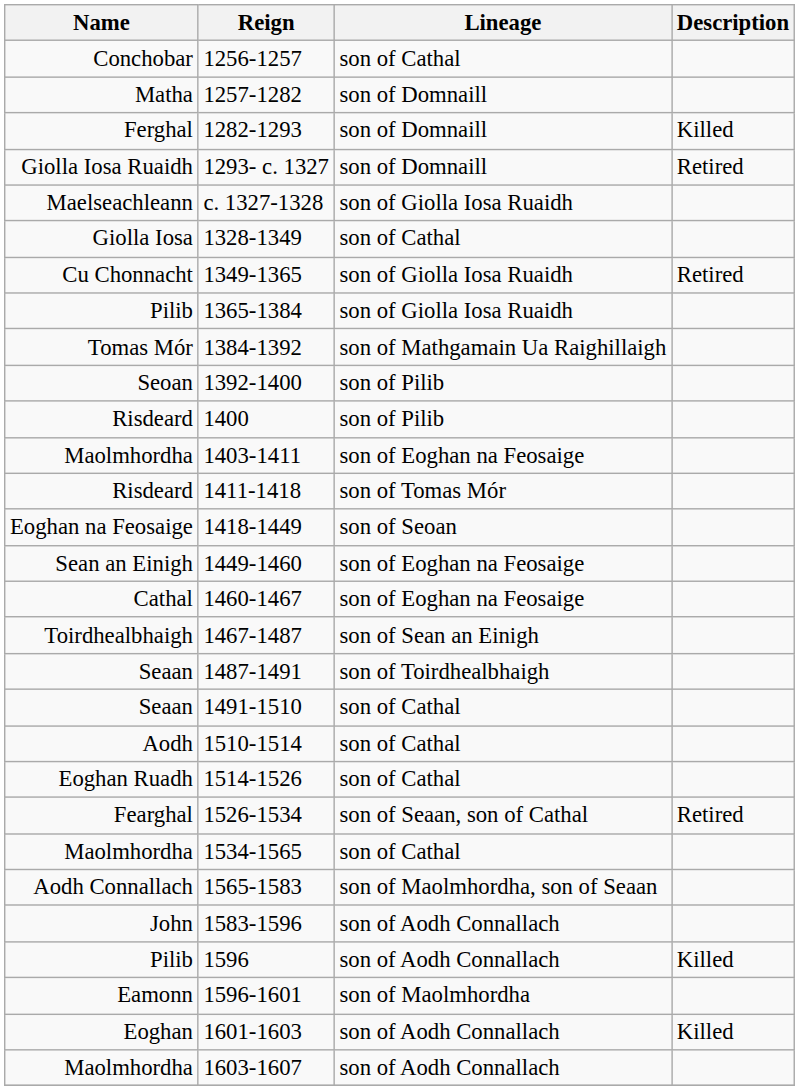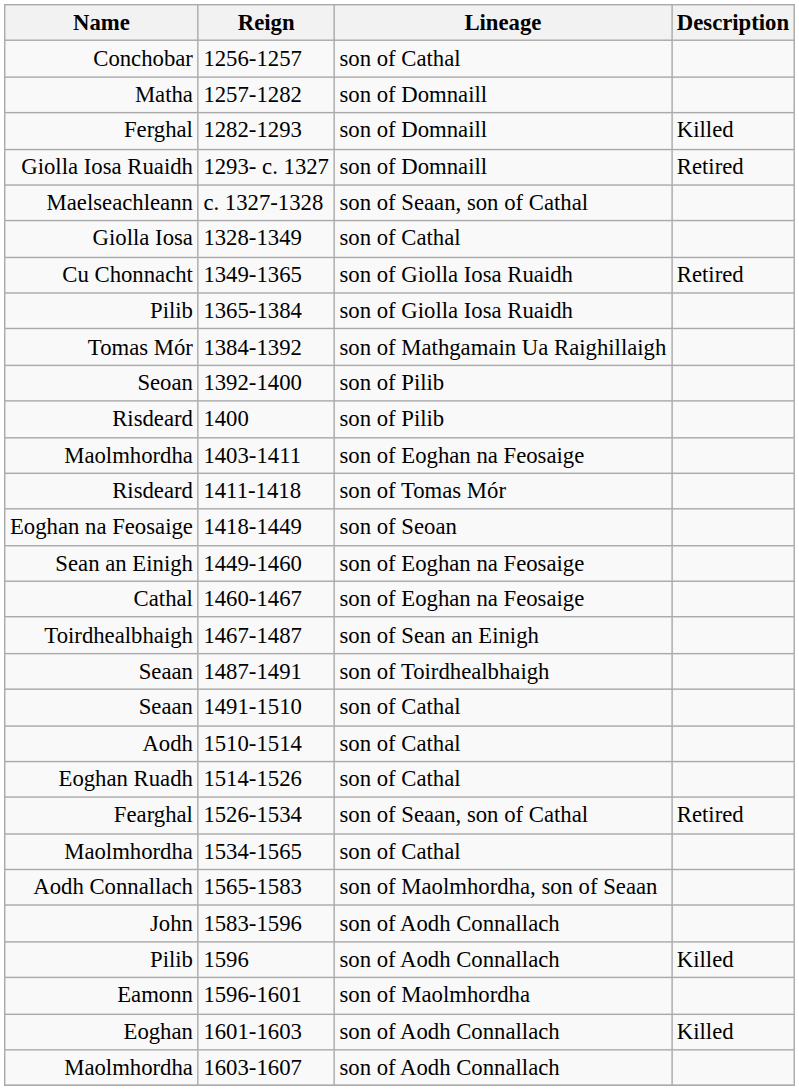(456, 202) son of Giolla Iosa Ruaidh -> (464, 202) son of Seaan, son of Cathal
